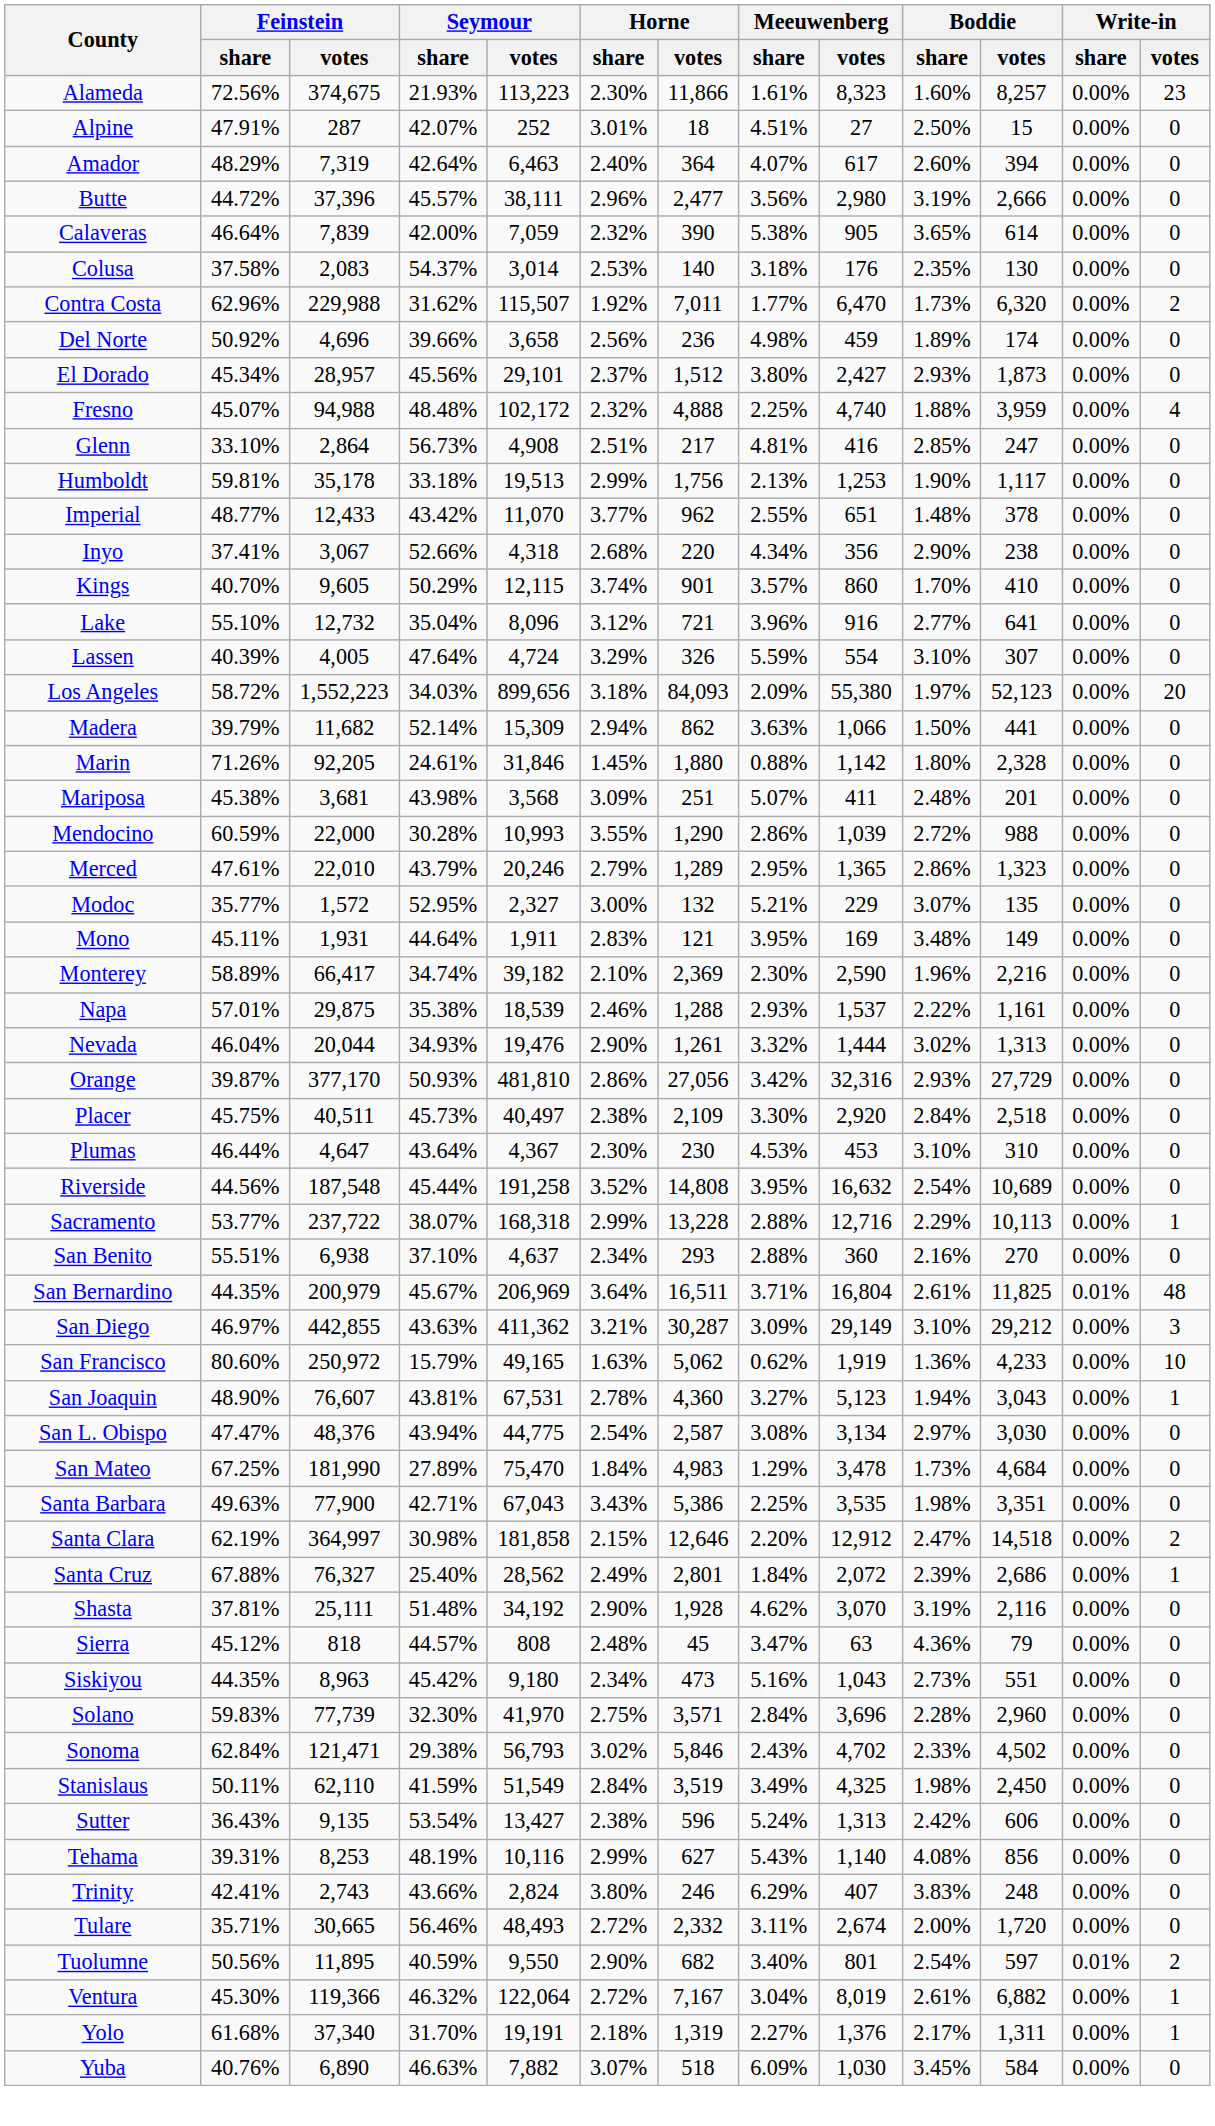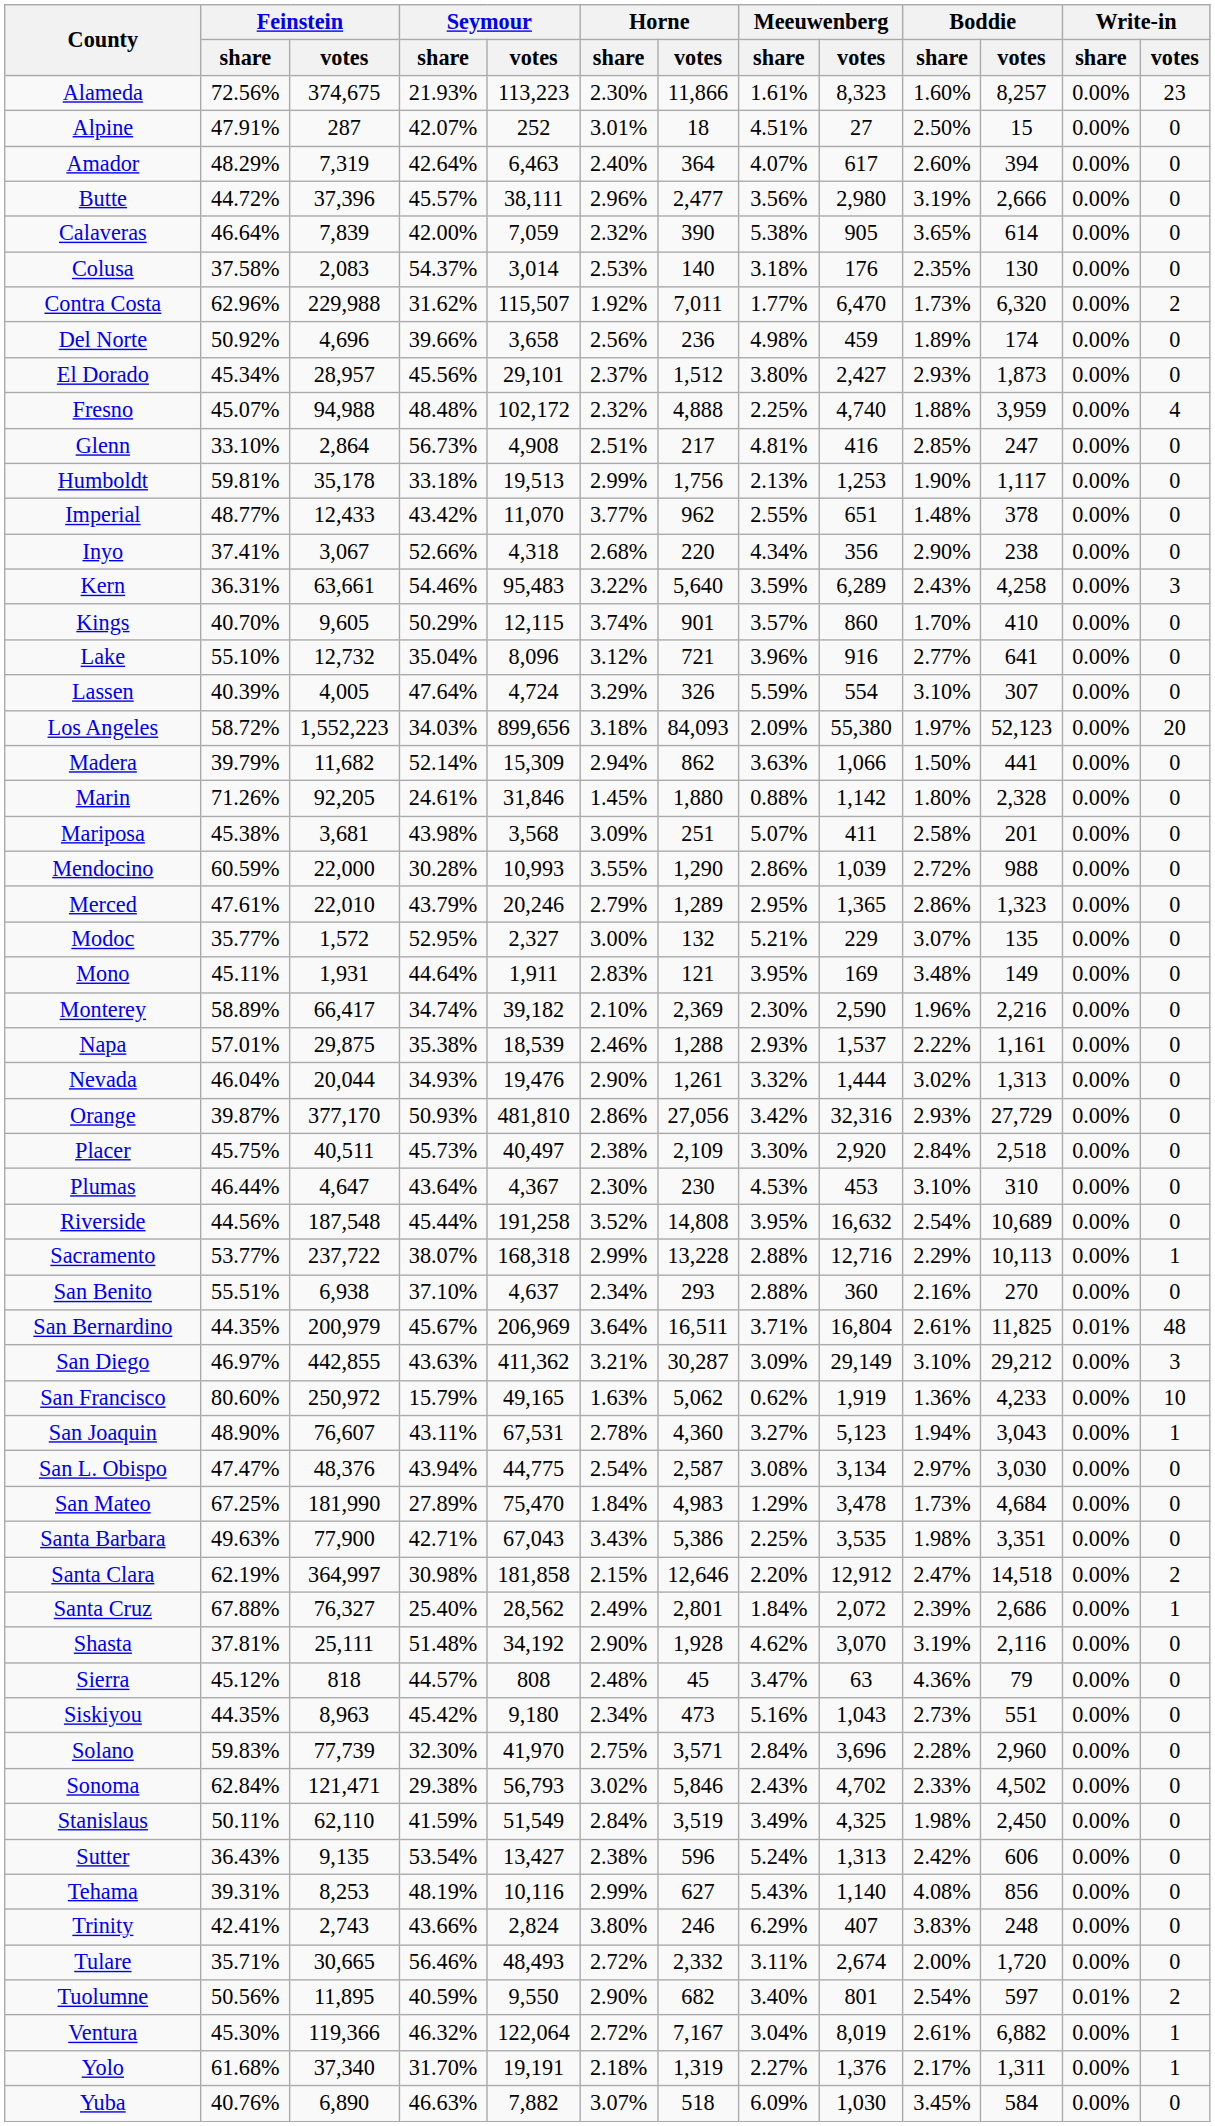+ row: (103, 586)
(942, 798) 2.48% -> (942, 833) 2.58%
(443, 1397) 43.81% -> (443, 1432) 43.11%
